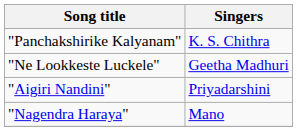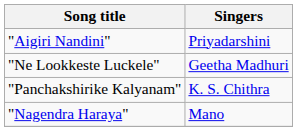rows swapped: (59, 89) <-> (95, 41)
